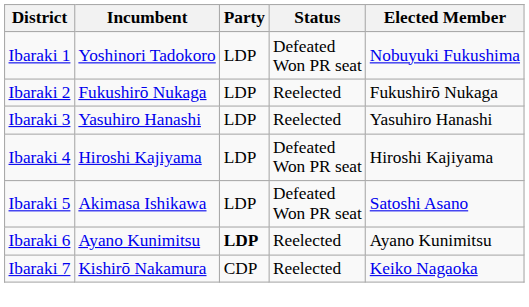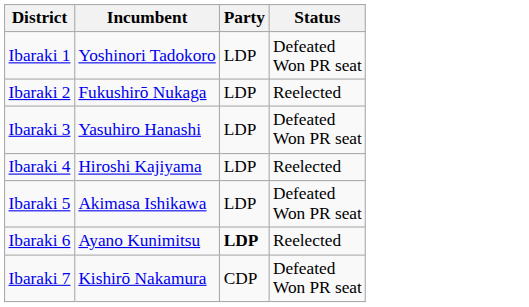- column: (445, 18)
(307, 119) Reelected -> (317, 129) Defeated Won PR seat
(317, 156) Defeated Won PR seat -> (307, 166) Reelected
(307, 268) Reelected -> (317, 278) Defeated Won PR seat
